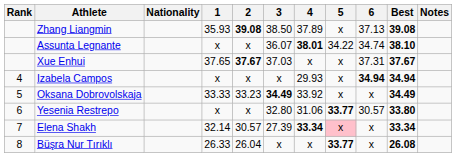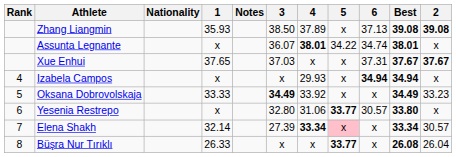columns swapped: (248, 12) <-> (435, 12)
(402, 45) 38.10 -> (405, 45) 38.01
